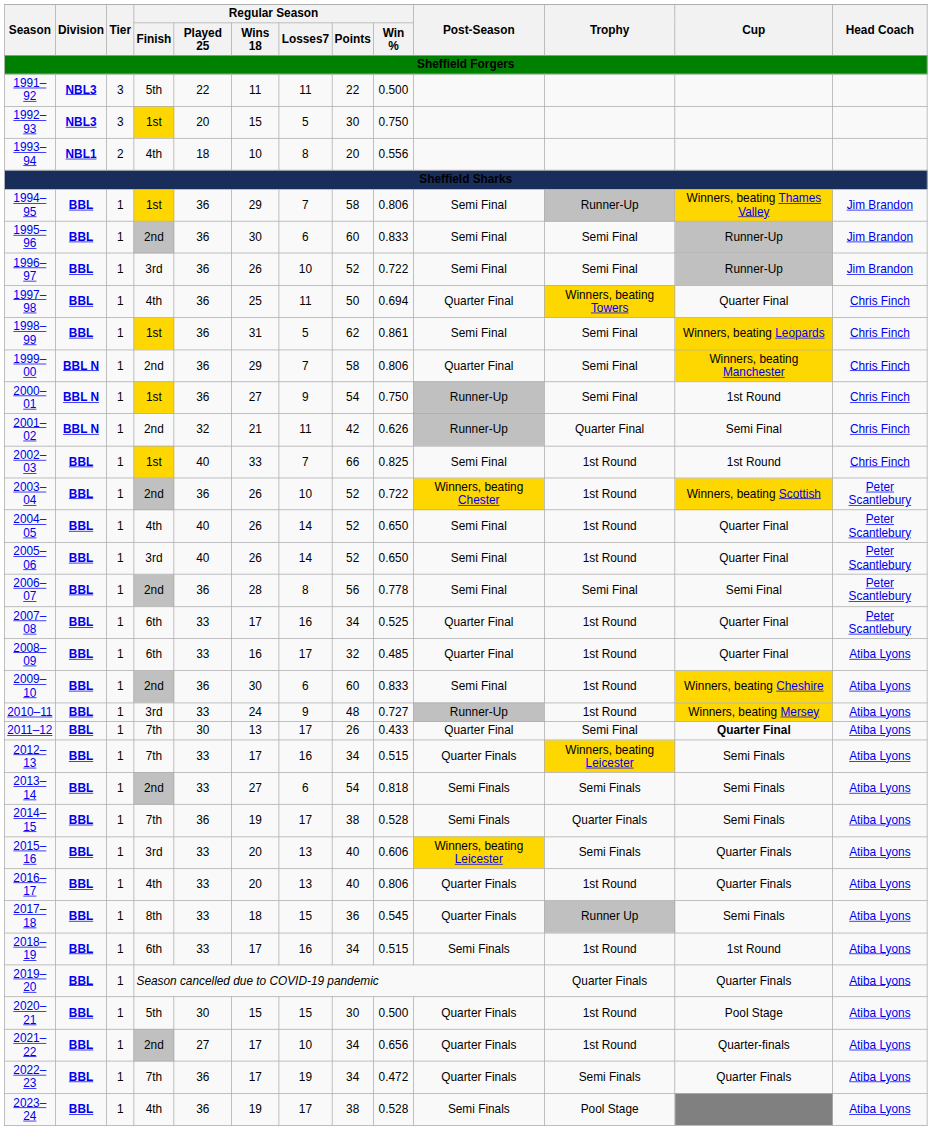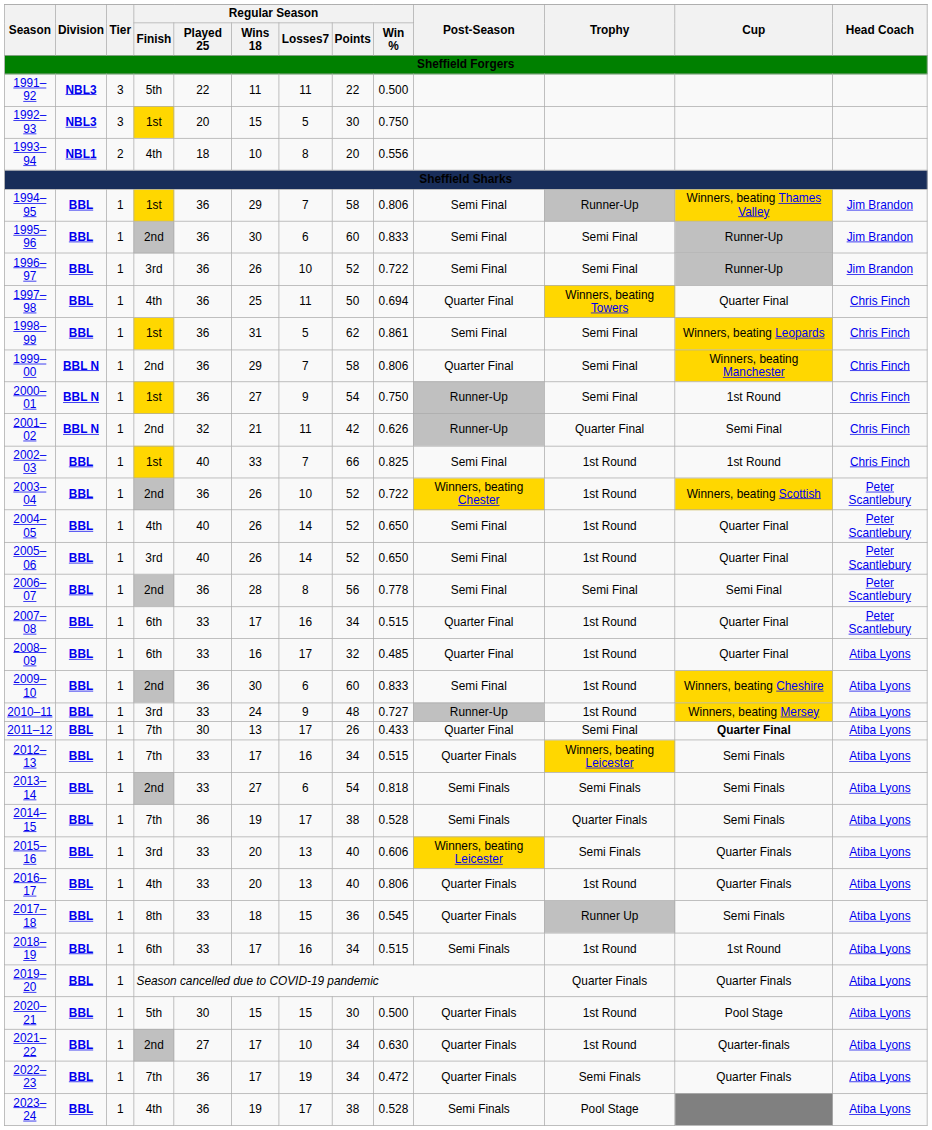(393, 622) 0.525 -> (393, 622) 0.515
(393, 1045) 0.656 -> (393, 1045) 0.630
